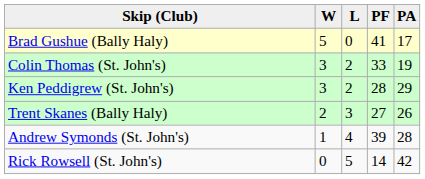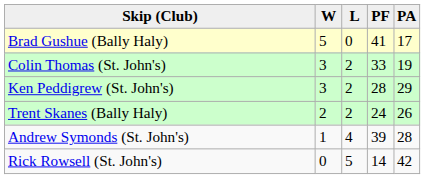(349, 112) 3 -> (349, 112) 2
(379, 112) 27 -> (379, 112) 24
